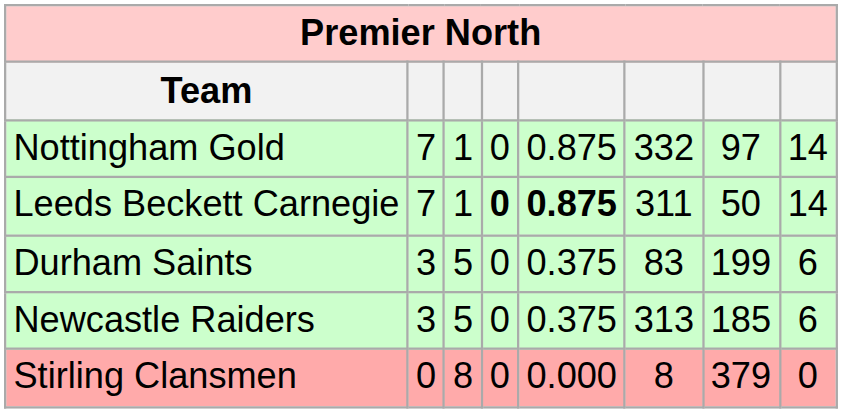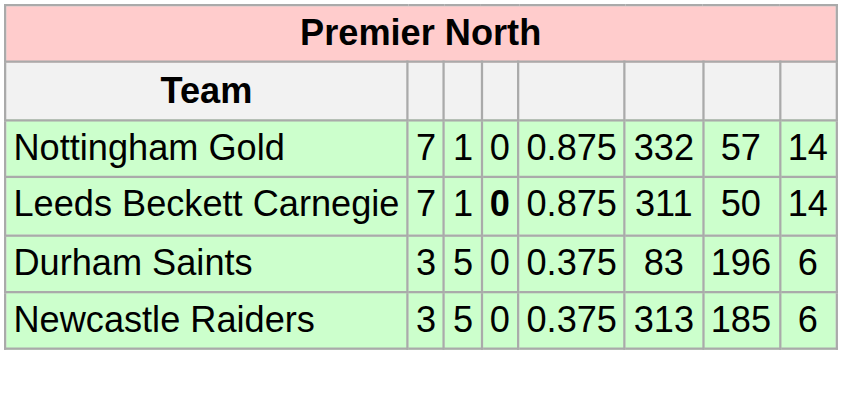(741, 147) 97 -> (741, 147) 57
(572, 205) bold -> (572, 205) normal
(741, 262) 199 -> (741, 262) 196
- row: (155, 377)
